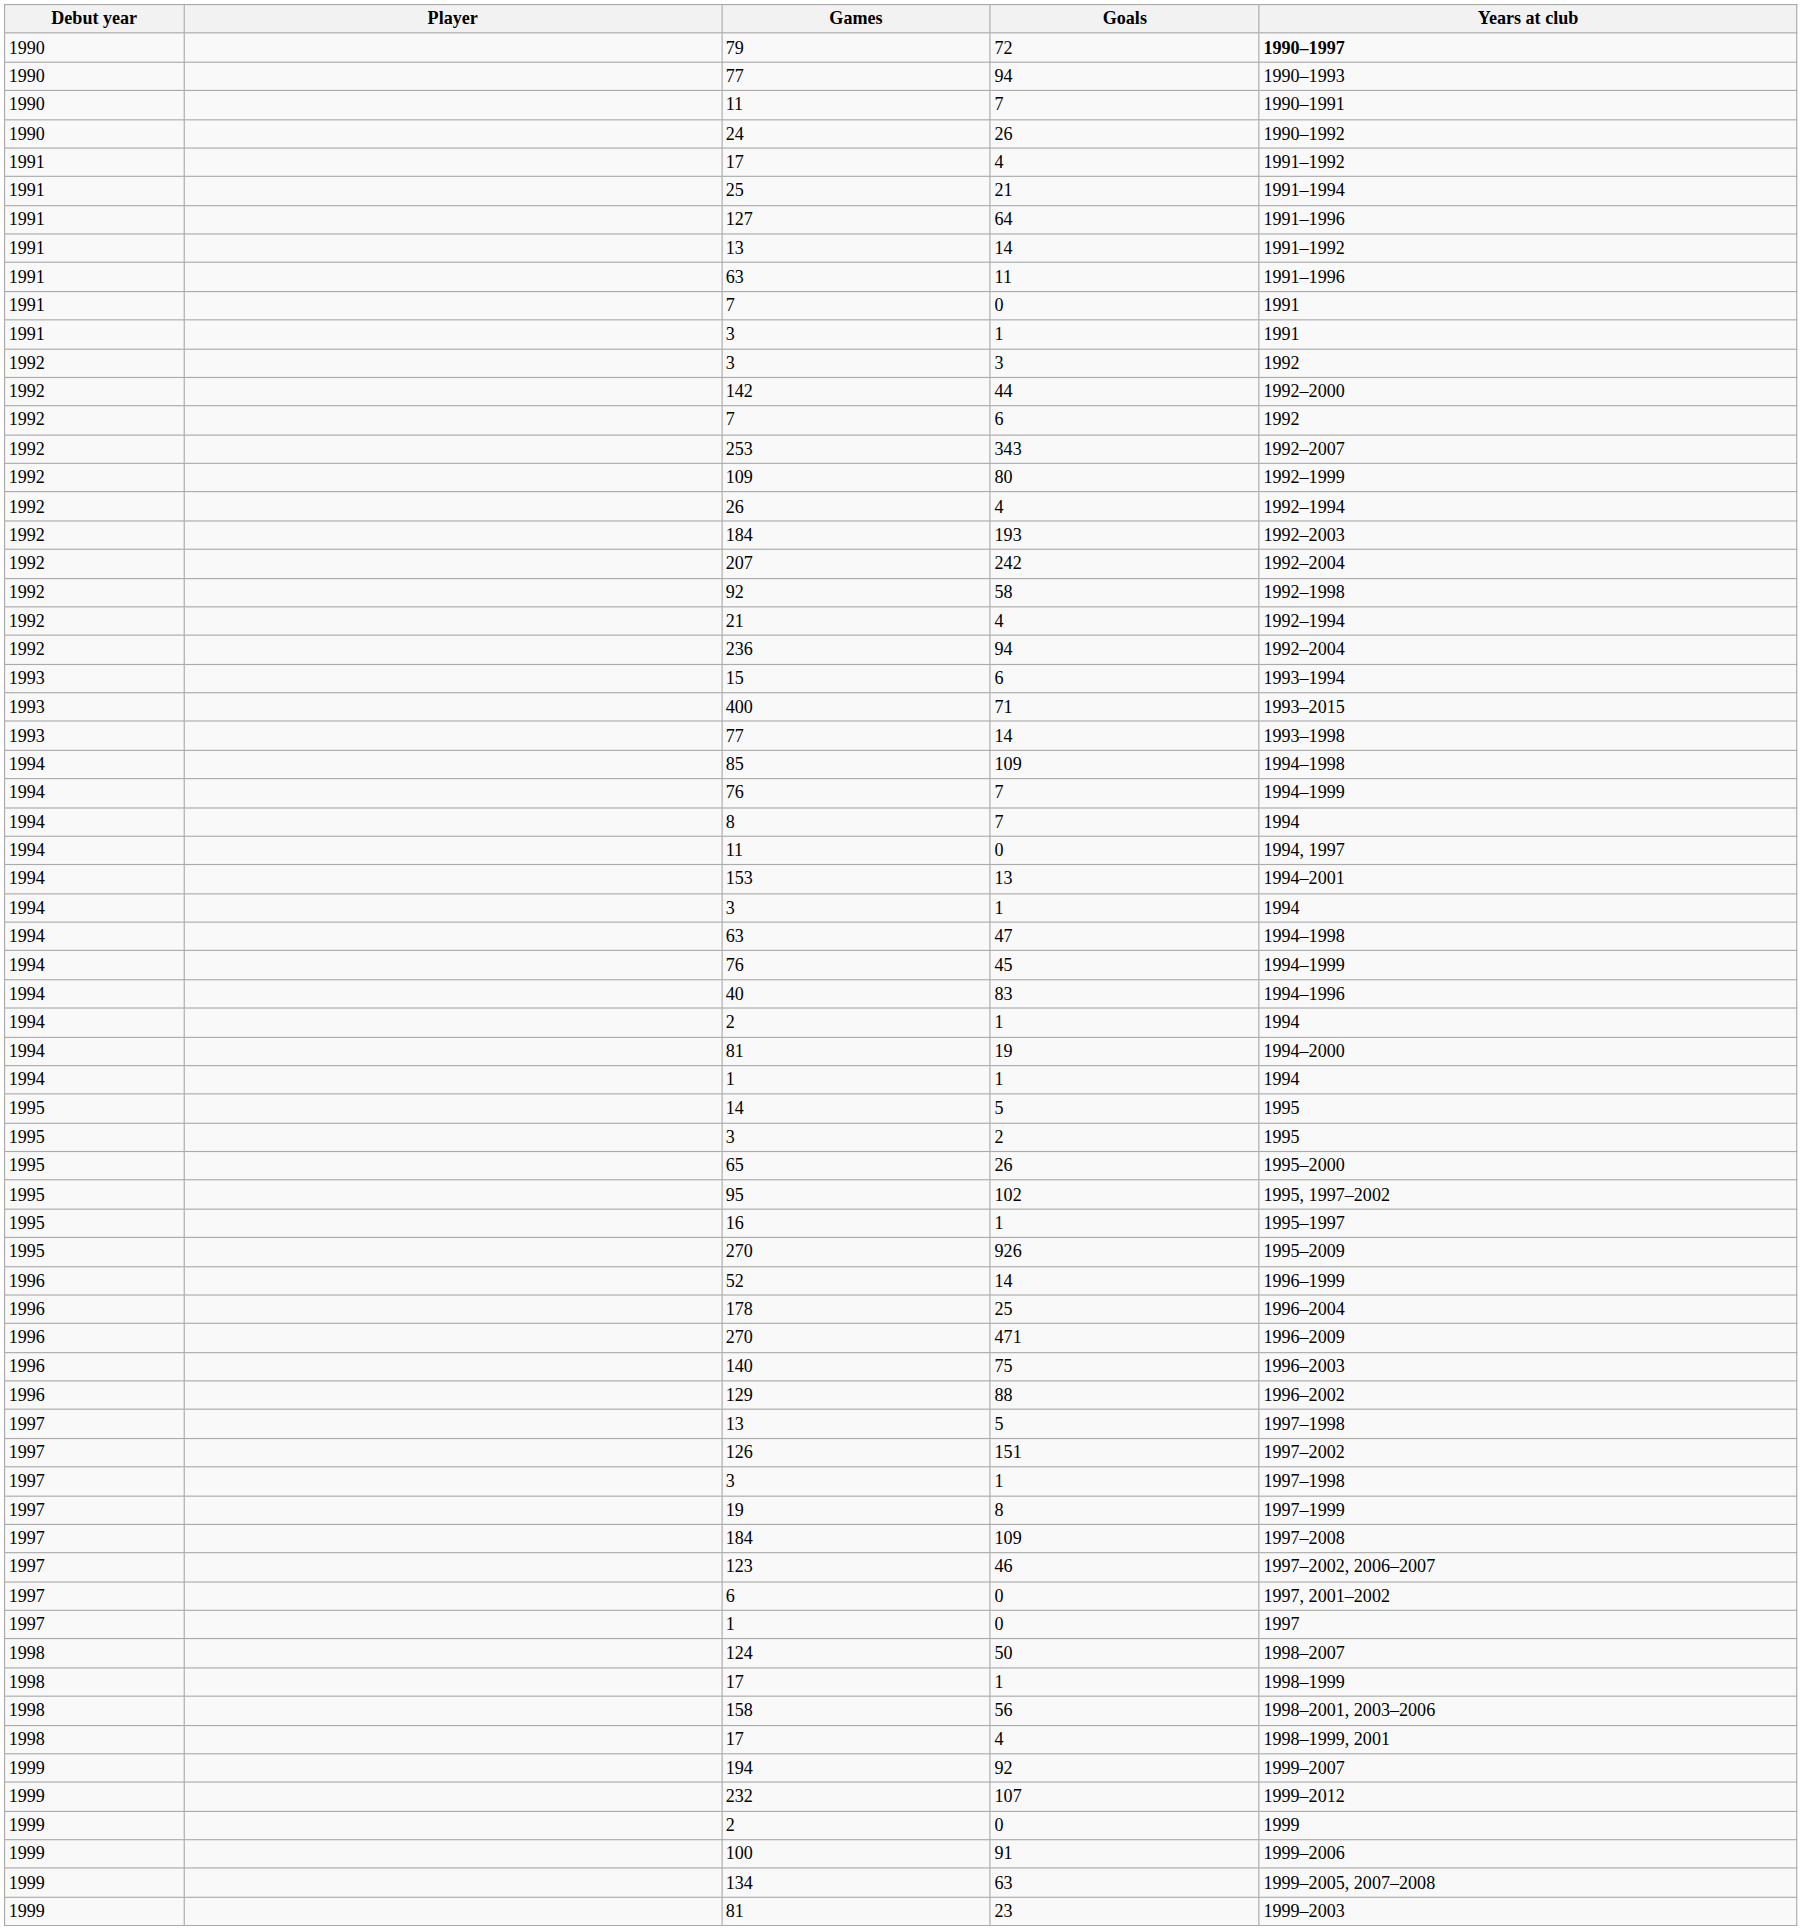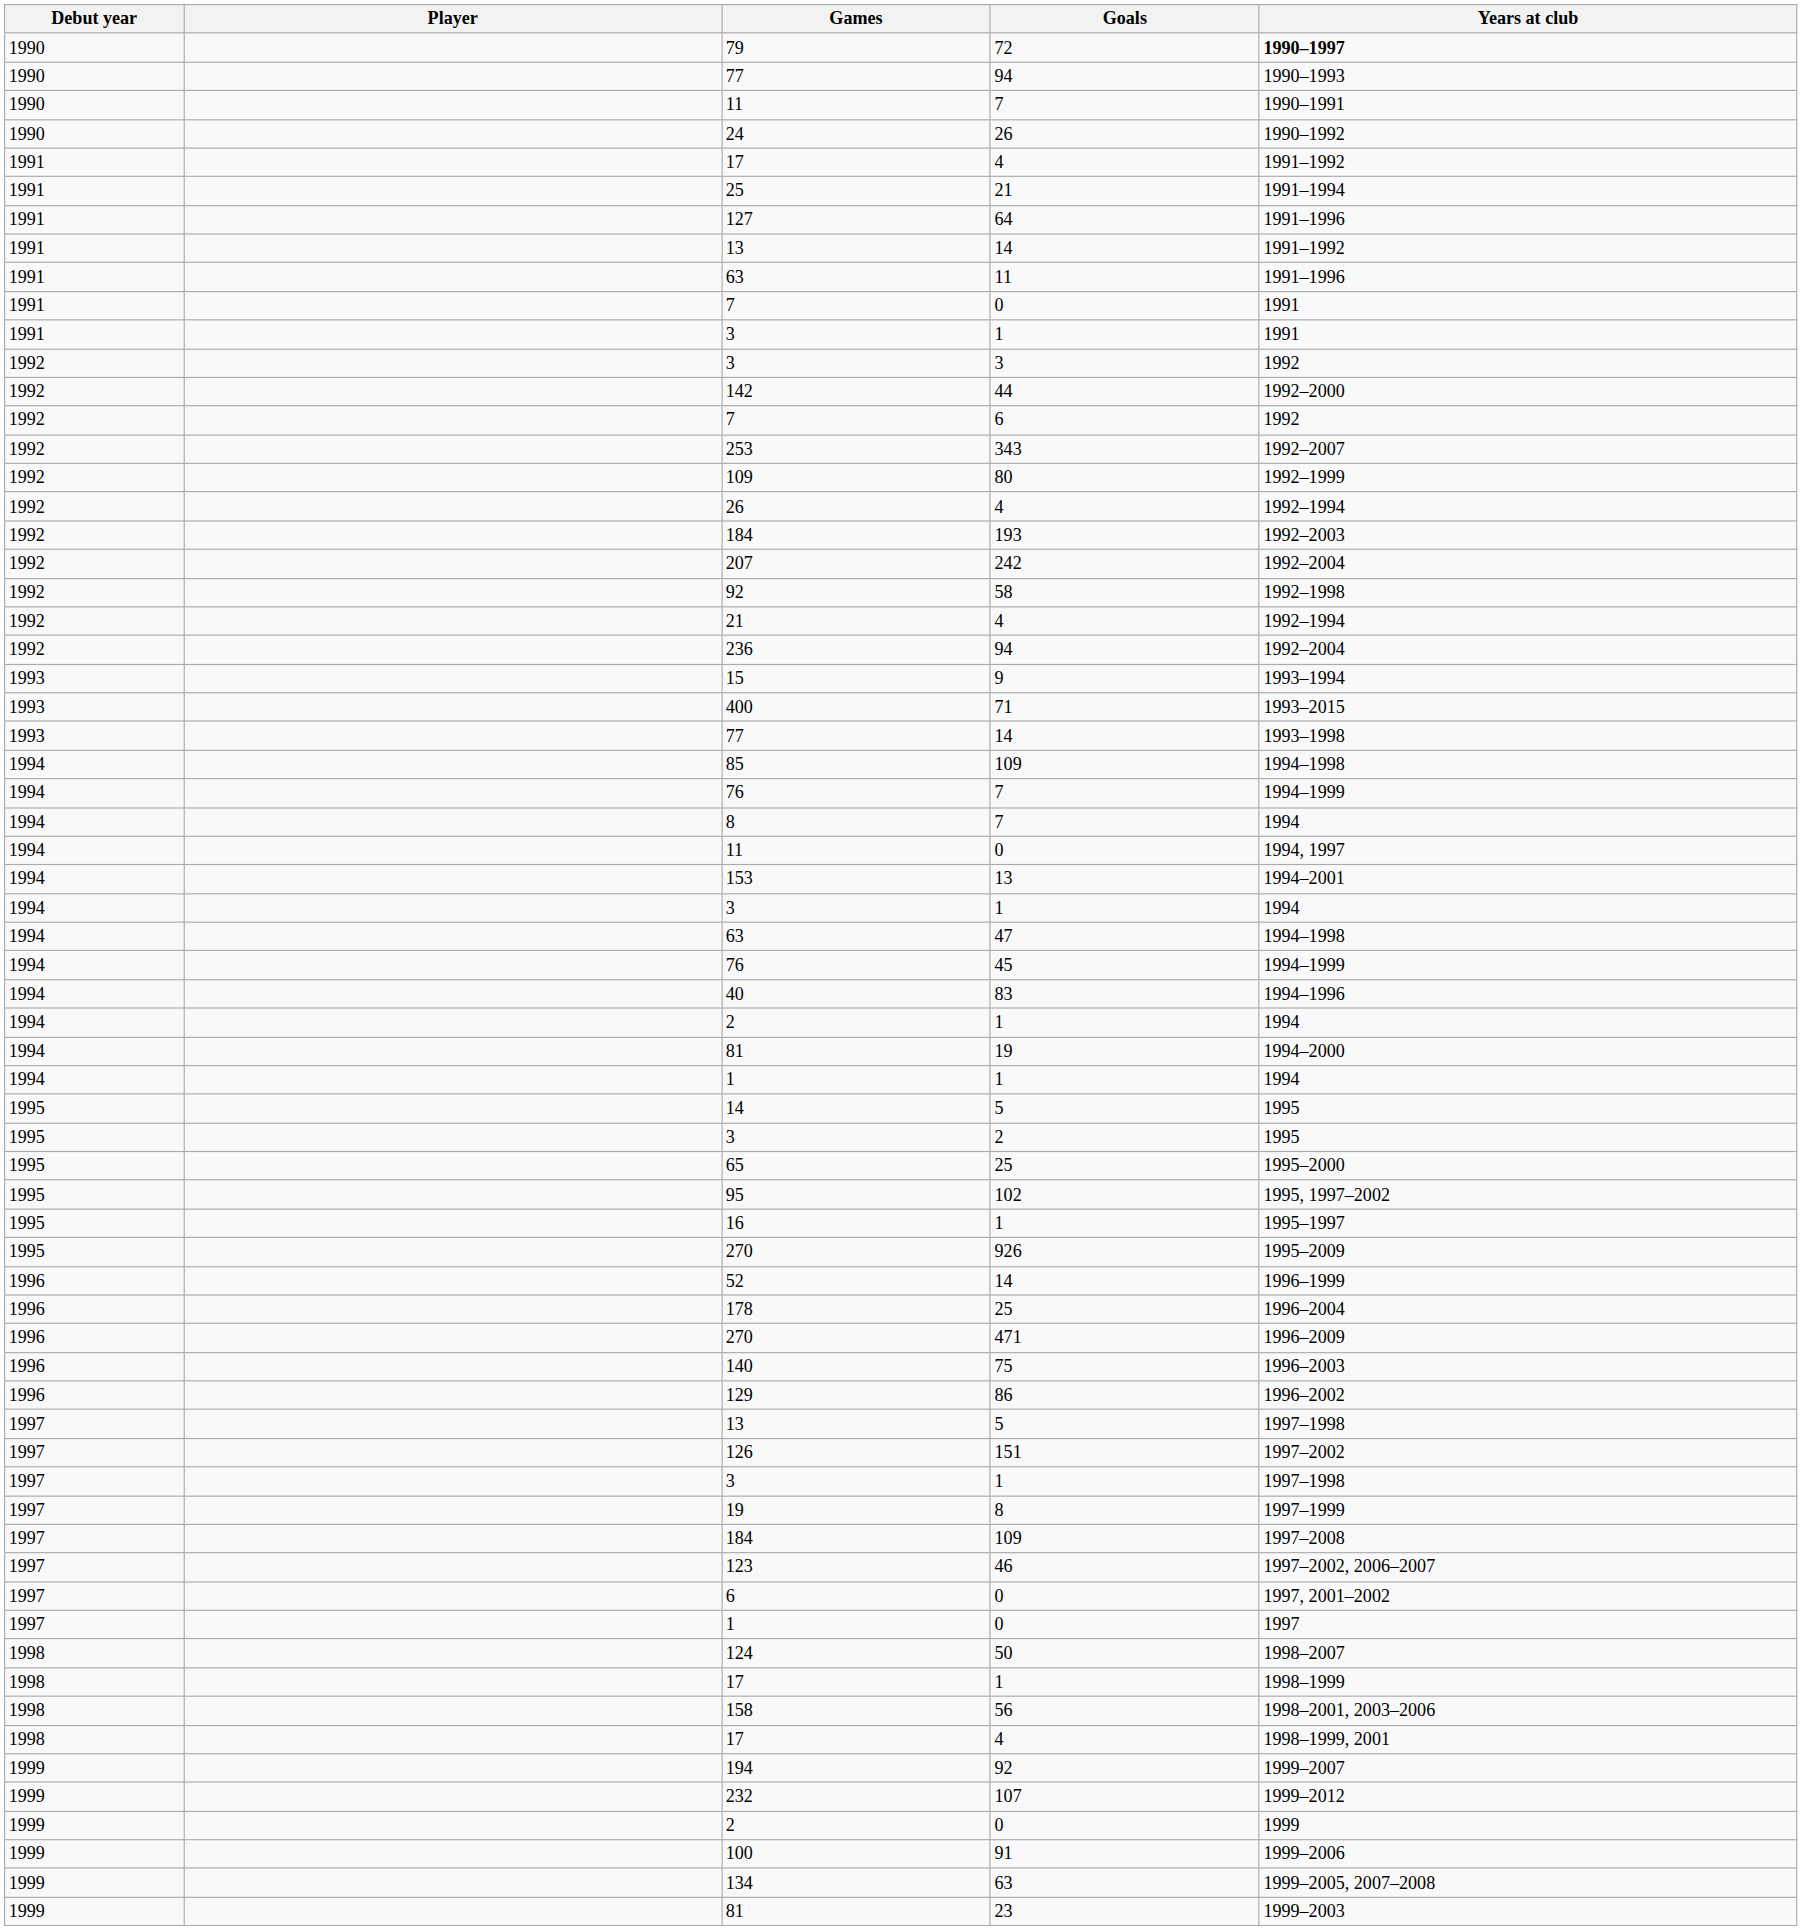(999, 678) 6 -> (999, 678) 9
(1004, 1165) 26 -> (1004, 1165) 25
(1004, 1395) 88 -> (1004, 1395) 86
